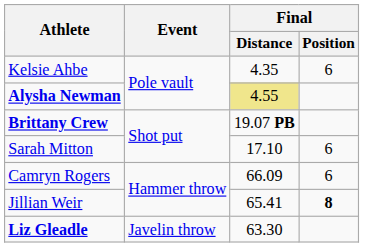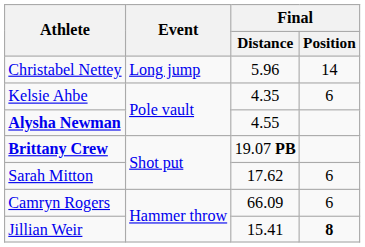+ row: (65, 69)
(264, 96) khaki background -> (265, 123) no background
(264, 149) 17.10 -> (265, 176) 17.62
(264, 202) 65.41 -> (265, 229) 15.41
- row: (48, 229)
